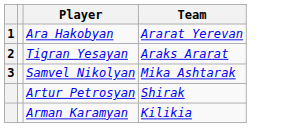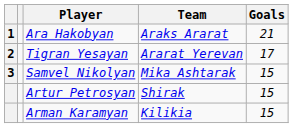+ column: (267, 14)
(192, 34) Ararat Yerevan -> (185, 34) Araks Ararat
(185, 54) Araks Ararat -> (192, 54) Ararat Yerevan
